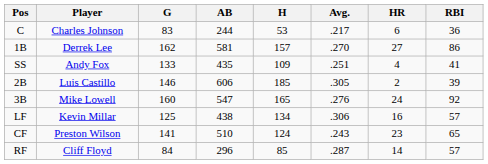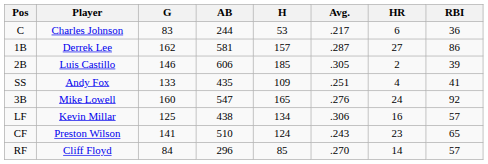(340, 47) .270 -> (340, 47) .287
rows swapped: (20, 82) <-> (20, 64)
(340, 151) .287 -> (340, 151) .270
